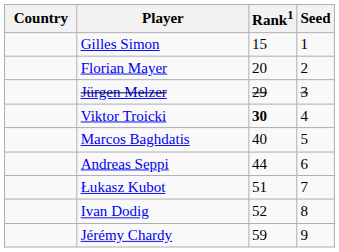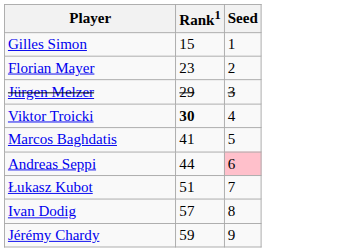- column: (41, 18)
(260, 68) 20 -> (187, 68) 23
(260, 139) 40 -> (187, 139) 41
(304, 163) no background -> (231, 163) pink background
(260, 211) 52 -> (187, 211) 57
